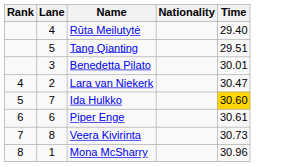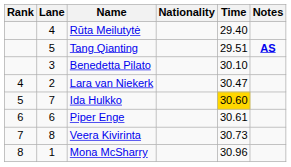+ column: (268, 13)
(234, 65) 30.01 -> (234, 65) 30.10
